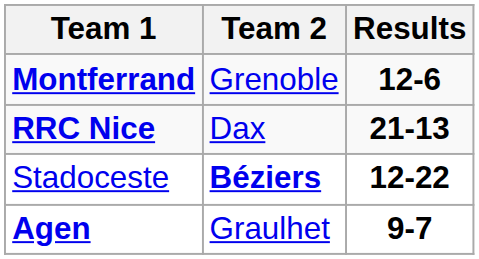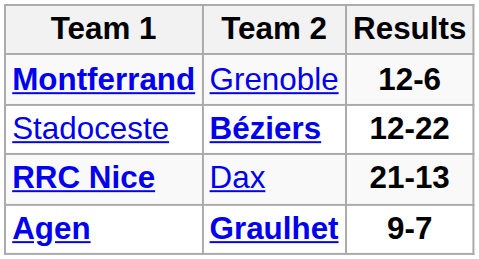rows swapped: (91, 178) <-> (84, 128)
(270, 228) normal -> (274, 228) bold
